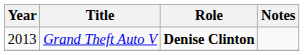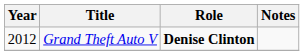(22, 38) 2013 -> (22, 38) 2012
